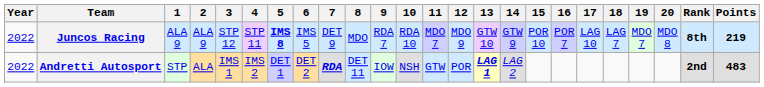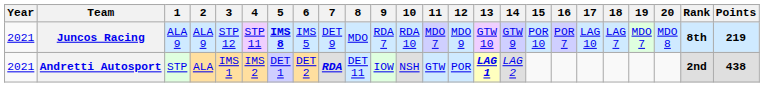(21, 37) 2022 -> (21, 37) 2021
(21, 67) 2022 -> (21, 67) 2021
(736, 67) 483 -> (736, 67) 438
